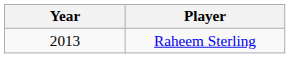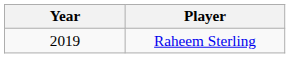(65, 40) 2013 -> (65, 40) 2019
